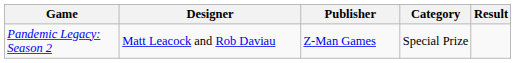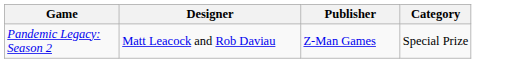- column: (491, 14)
